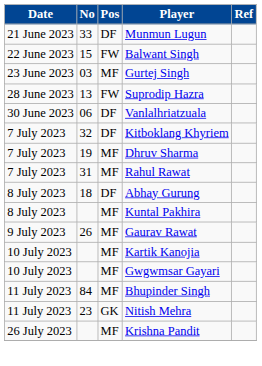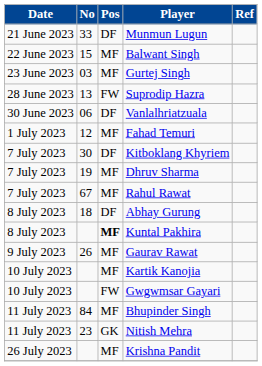(110, 53) FW -> (110, 53) MF
+ row: (160, 133)
(86, 133) 32 -> (86, 152) 30
(86, 172) 31 -> (86, 192) 67
(110, 212) normal -> (110, 232) bold
(110, 271) MF -> (110, 291) FW
